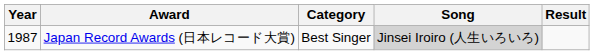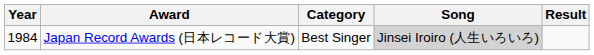(22, 37) 1987 -> (22, 37) 1984
